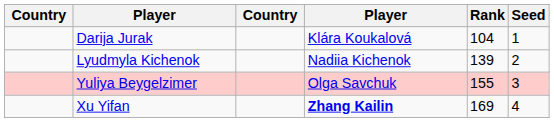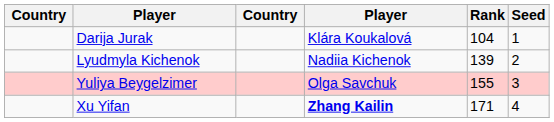(482, 106) 169 -> (482, 106) 171
